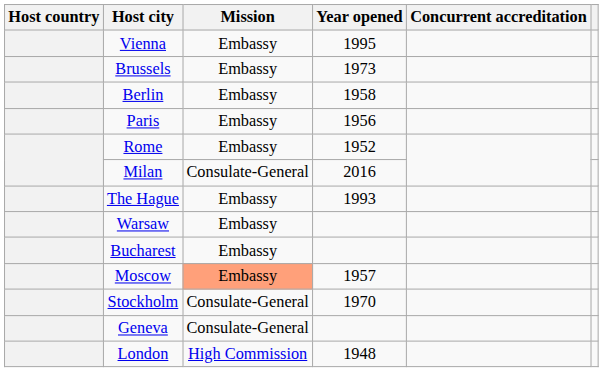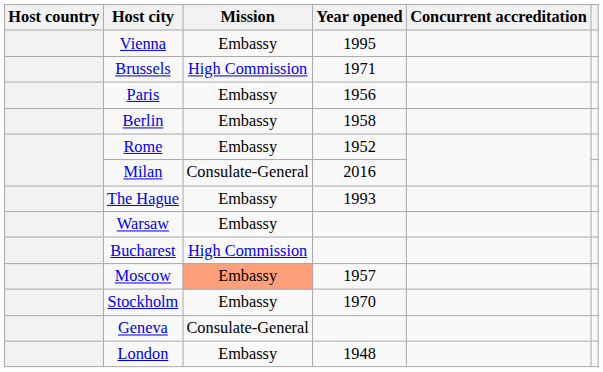(248, 69) Embassy -> (248, 69) High Commission
(360, 69) 1973 -> (360, 69) 1971
rows swapped: (143, 120) <-> (143, 95)
(248, 250) Embassy -> (248, 250) High Commission
(248, 302) Consulate-General -> (248, 302) Embassy
(248, 353) High Commission -> (248, 353) Embassy
